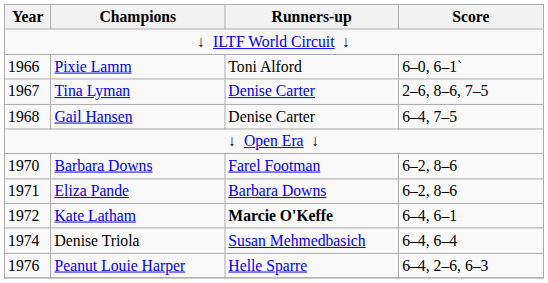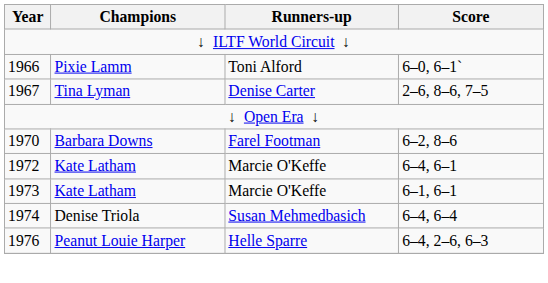- row: (24, 116)
- row: (24, 191)
(281, 215) bold -> (277, 166) normal
+ row: (24, 191)
